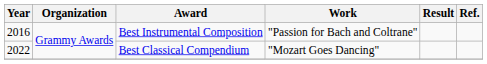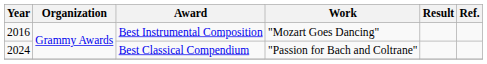(343, 31) "Passion for Bach and Coltrane" -> (324, 31) "Mozart Goes Dancing"
(19, 50) 2022 -> (19, 50) 2024
(324, 50) "Mozart Goes Dancing" -> (343, 50) "Passion for Bach and Coltrane"
